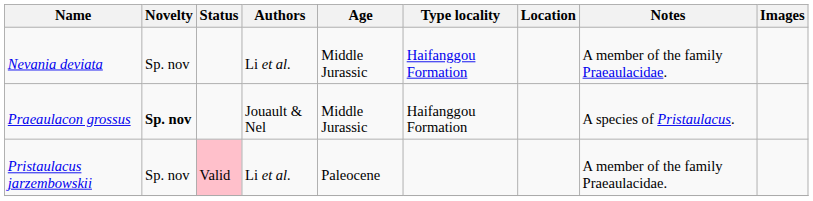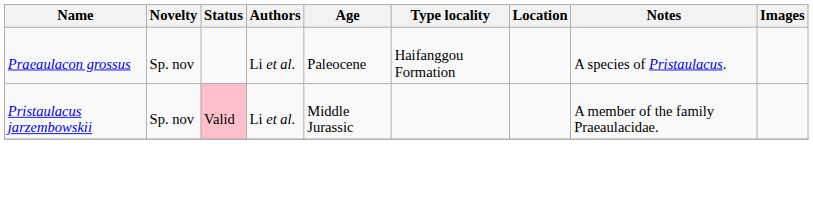- row: (55, 63)
(168, 119) bold -> (172, 63) normal
(274, 119) Jouault & Nel -> (272, 63) Li et al.
(344, 119) Middle Jurassic -> (337, 63) Paleocene
(351, 175) Paleocene -> (330, 119) Middle Jurassic
